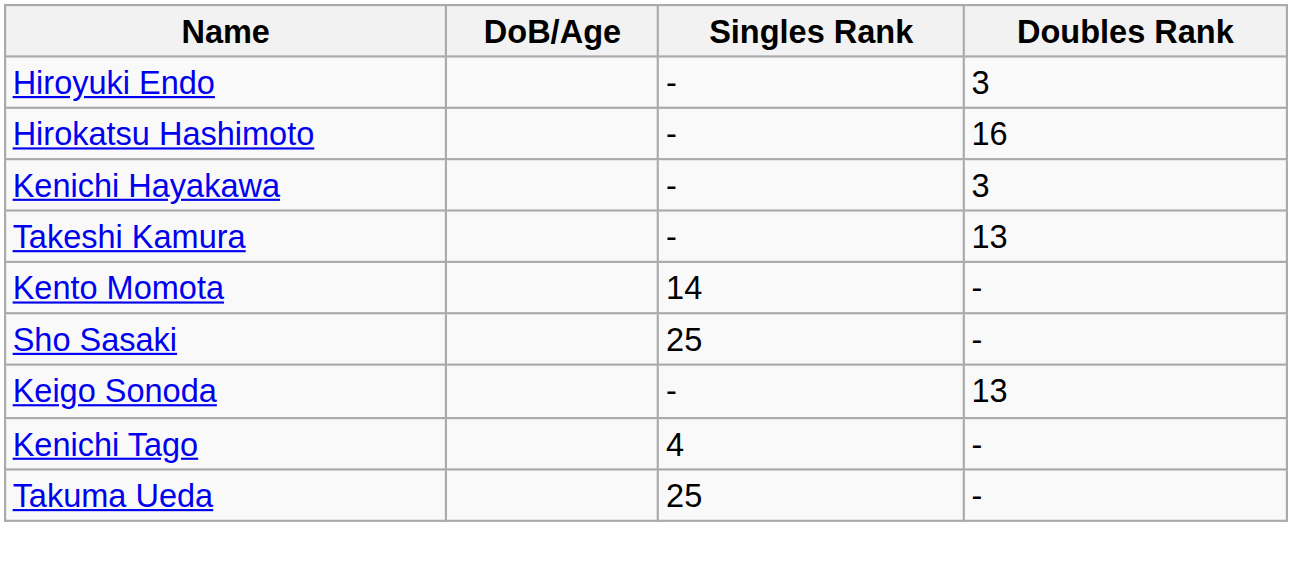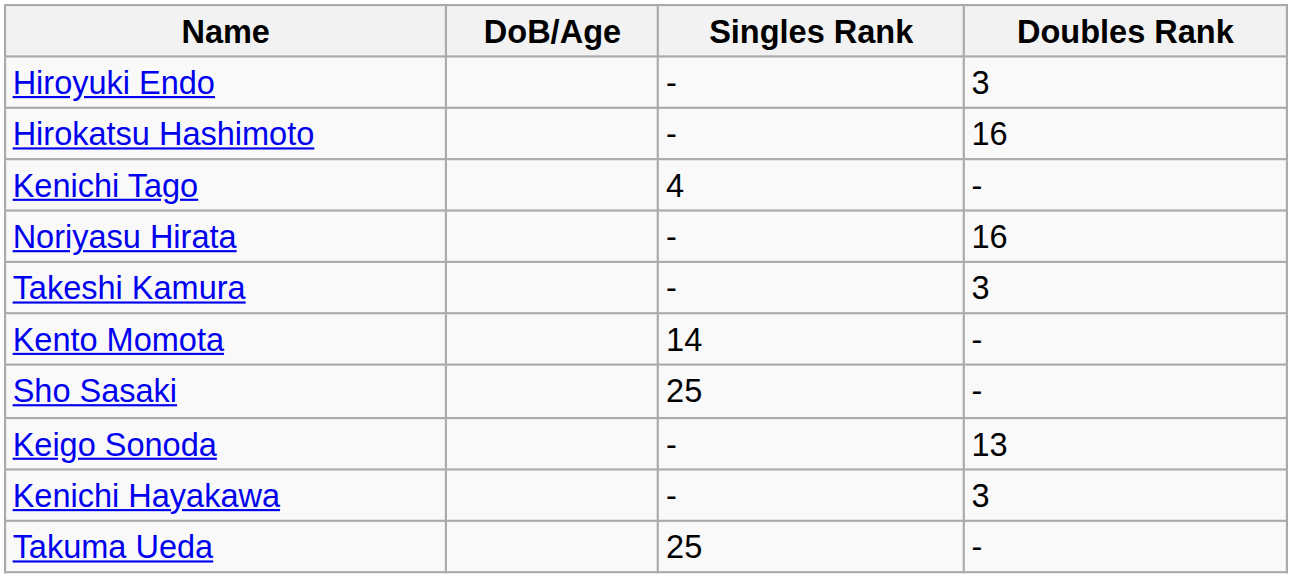rows swapped: (146, 185) <-> (105, 443)
+ row: (125, 237)
(990, 237) 13 -> (980, 288) 3
